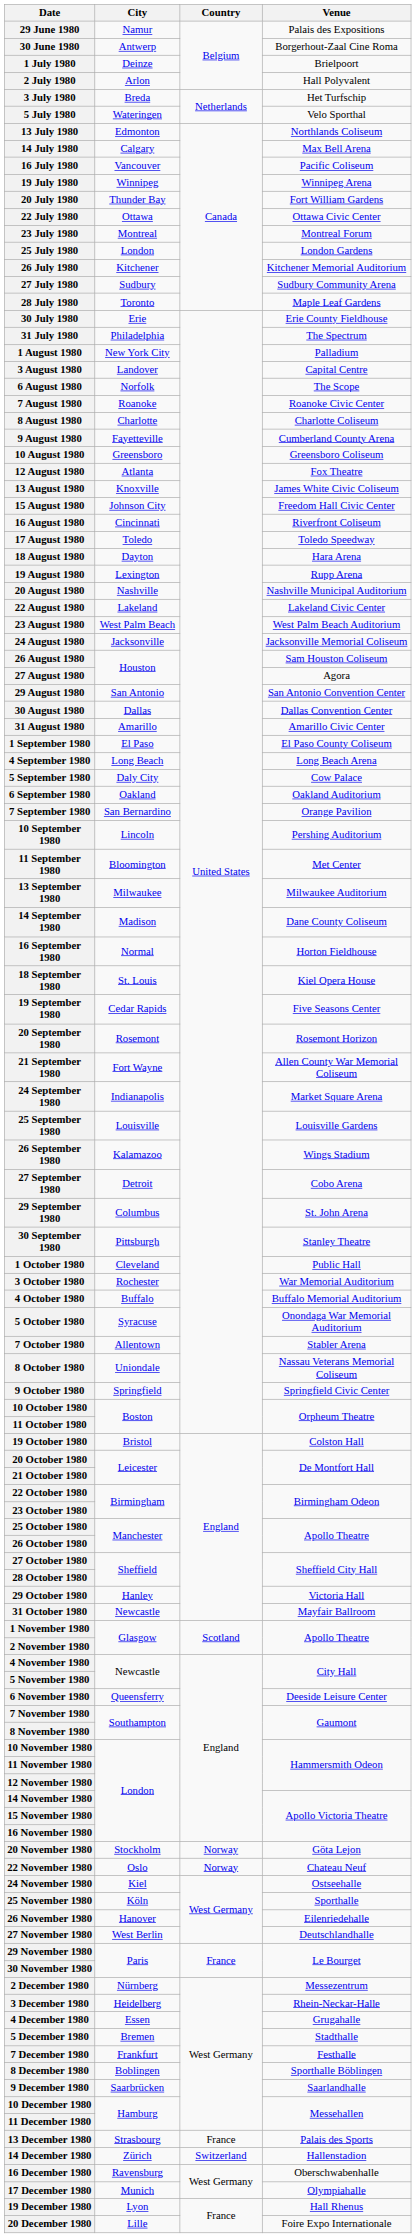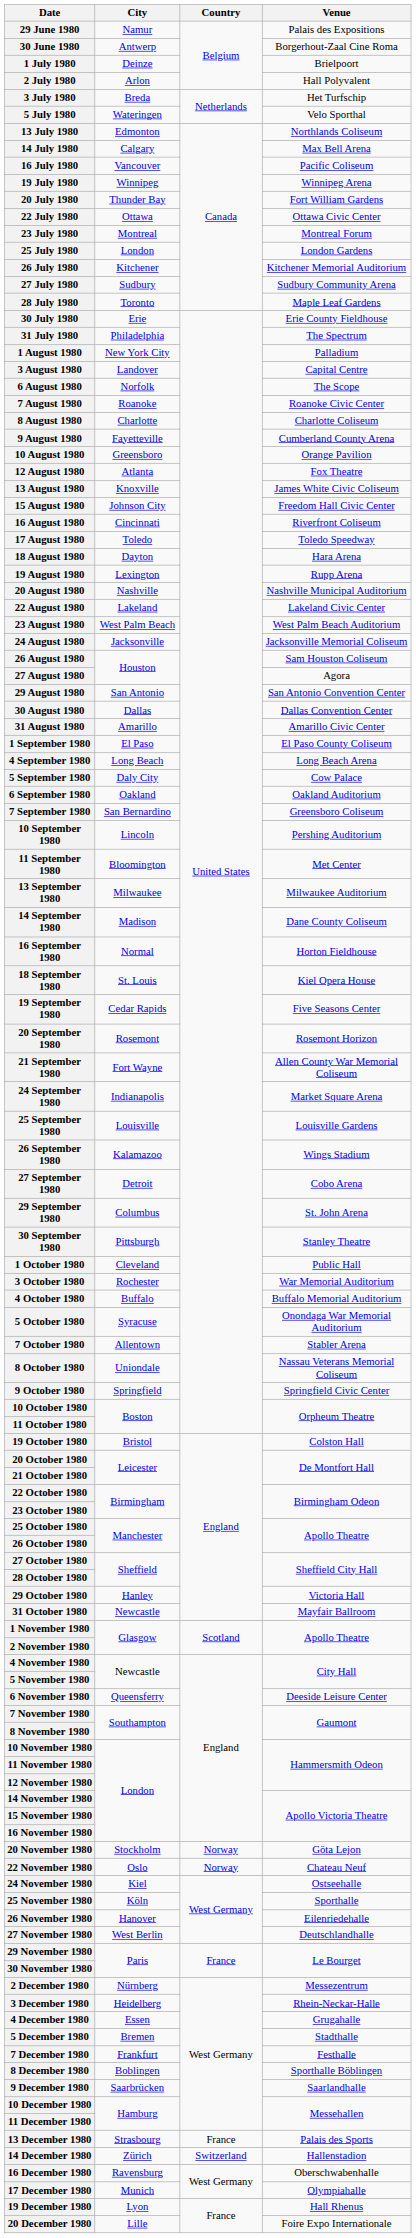(337, 455) Greensboro Coliseum -> (337, 455) Orange Pavilion
(337, 812) Orange Pavilion -> (337, 812) Greensboro Coliseum
